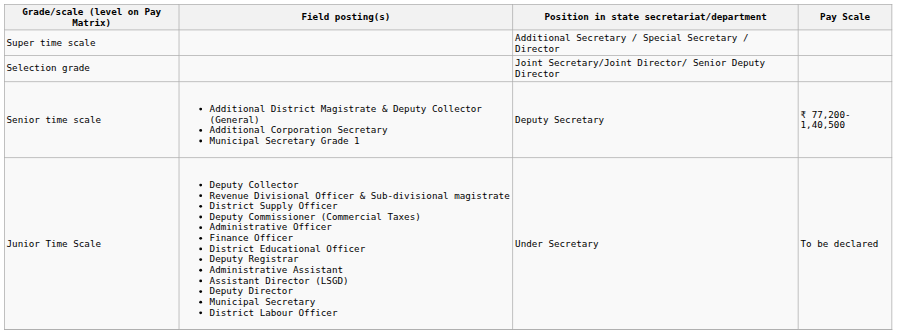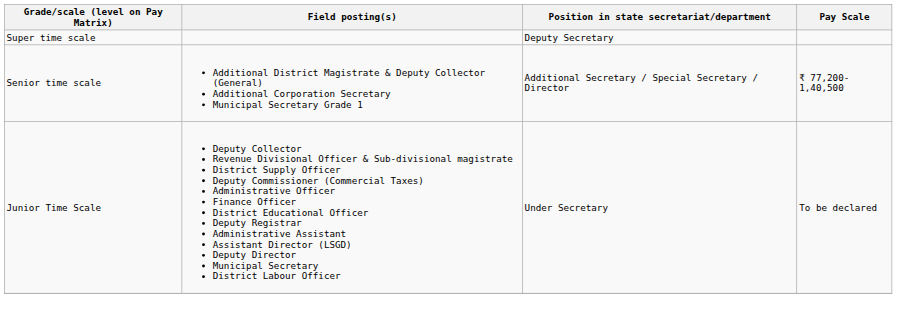(632, 43) Additional Secretary / Special Secretary / Director -> (569, 38) Deputy Secretary
- row: (48, 69)
(560, 119) Deputy Secretary -> (641, 83) Additional Secretary / Special Secretary / Director
